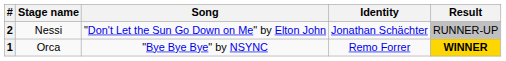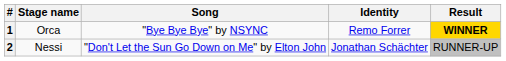rows swapped: (10, 47) <-> (10, 30)
